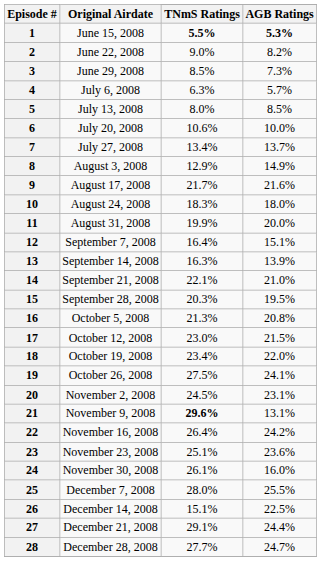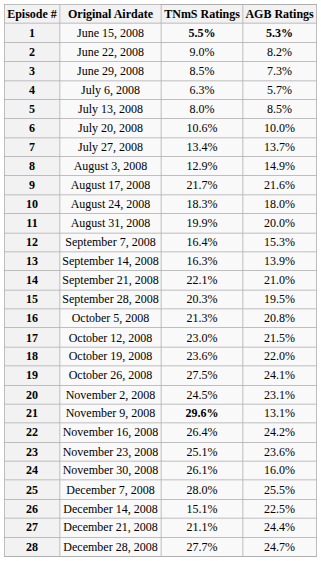(280, 242) 15.1% -> (280, 242) 15.3%
(202, 356) 23.4% -> (202, 356) 23.6%
(202, 527) 29.1% -> (202, 527) 21.1%
